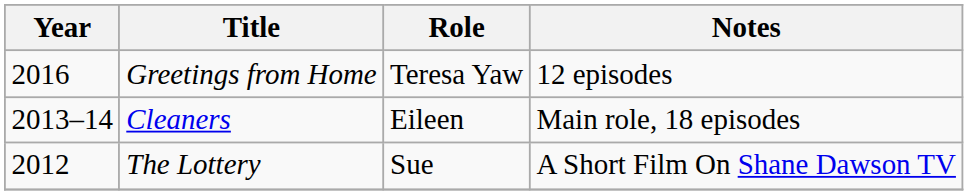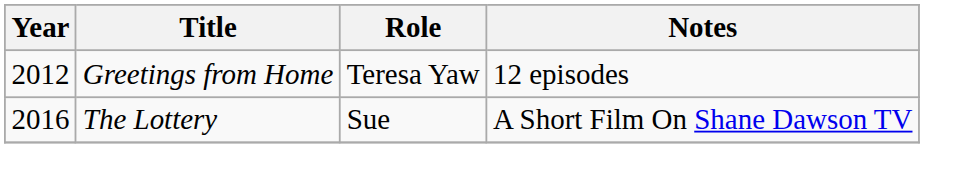(41, 73) 2016 -> (41, 73) 2012
- row: (179, 119)
(41, 165) 2012 -> (41, 119) 2016
